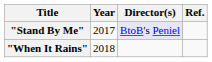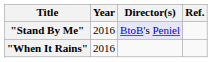(104, 30) 2017 -> (104, 30) 2016
(104, 48) 2018 -> (104, 48) 2016
